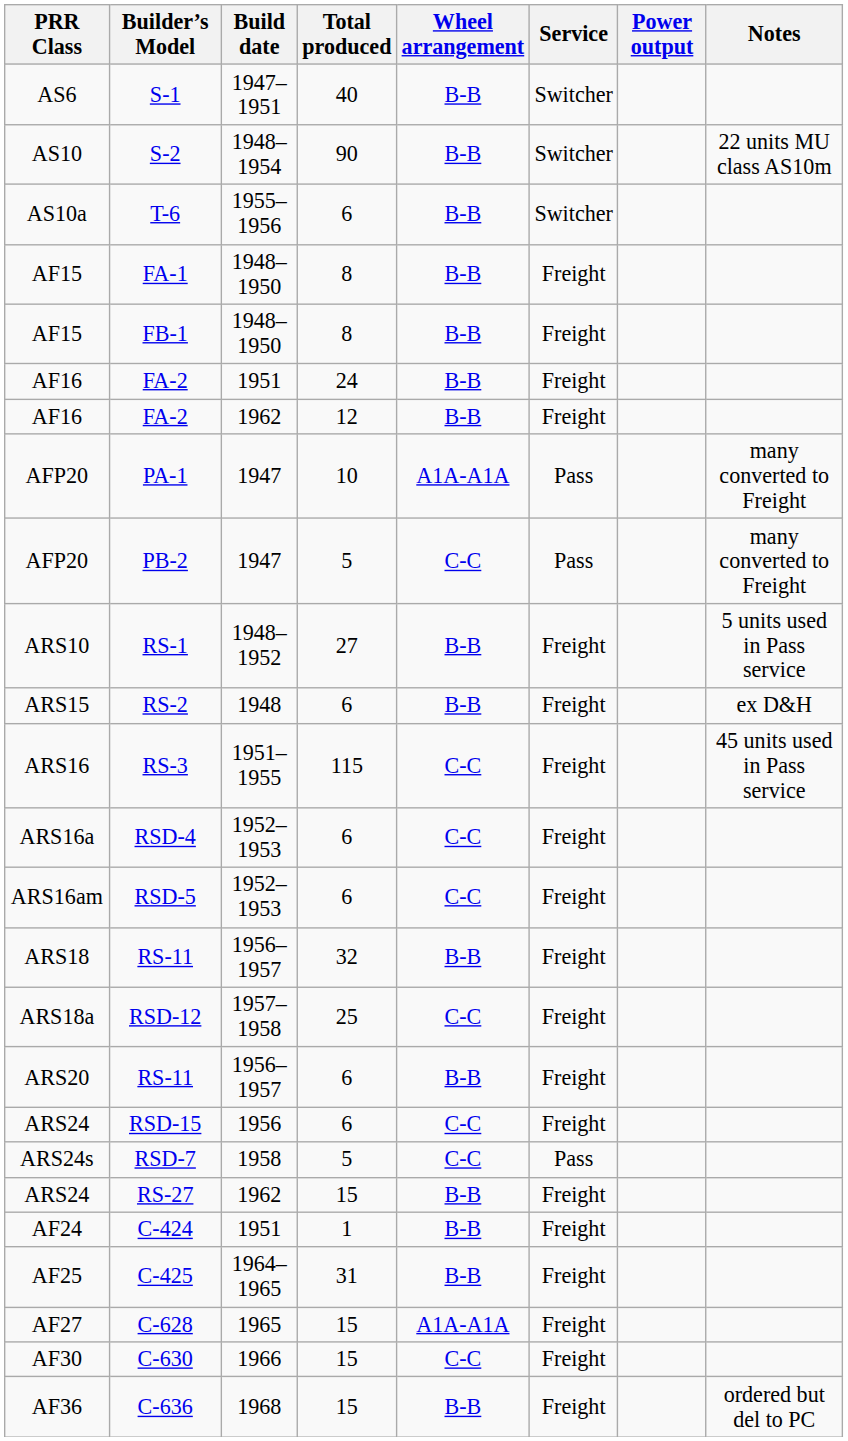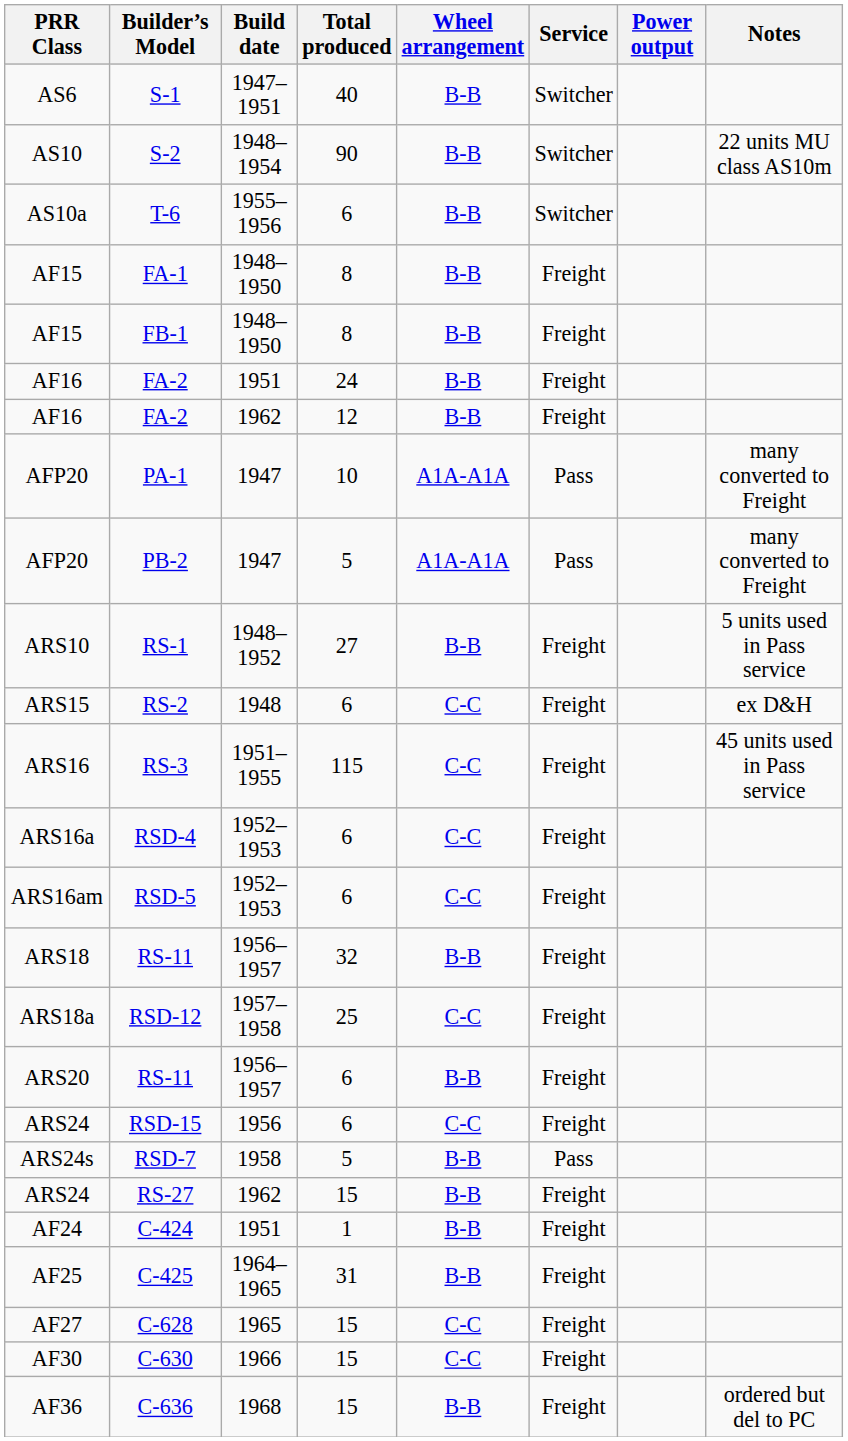(463, 560) C-C -> (463, 560) A1A-A1A
(463, 705) B-B -> (463, 705) C-C
(463, 1159) C-C -> (463, 1159) B-B
(463, 1324) A1A-A1A -> (463, 1324) C-C
